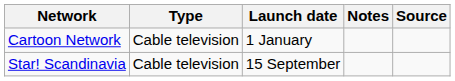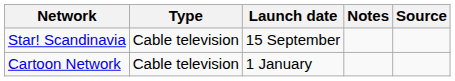rows swapped: (64, 40) <-> (67, 64)
